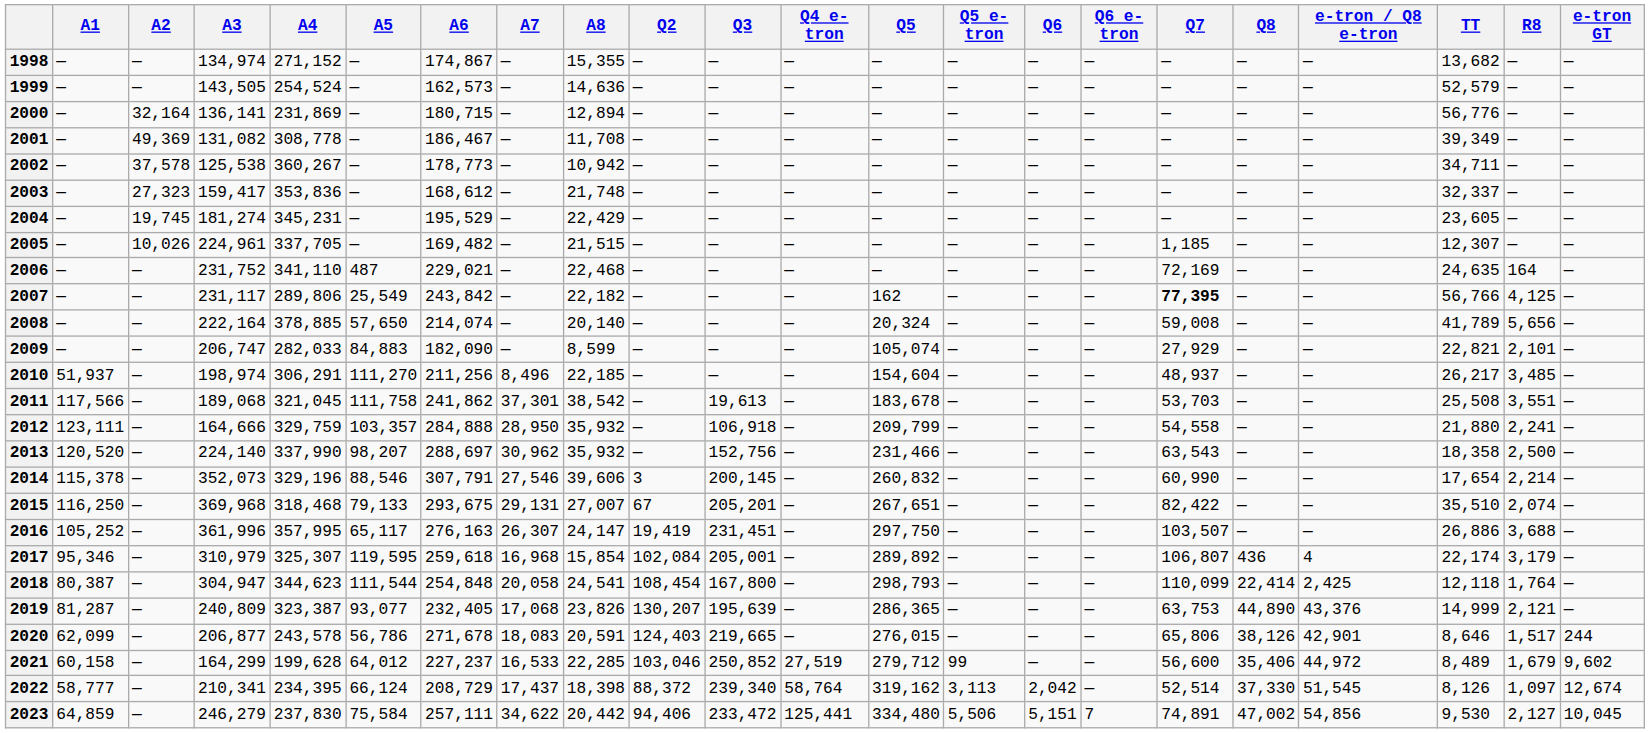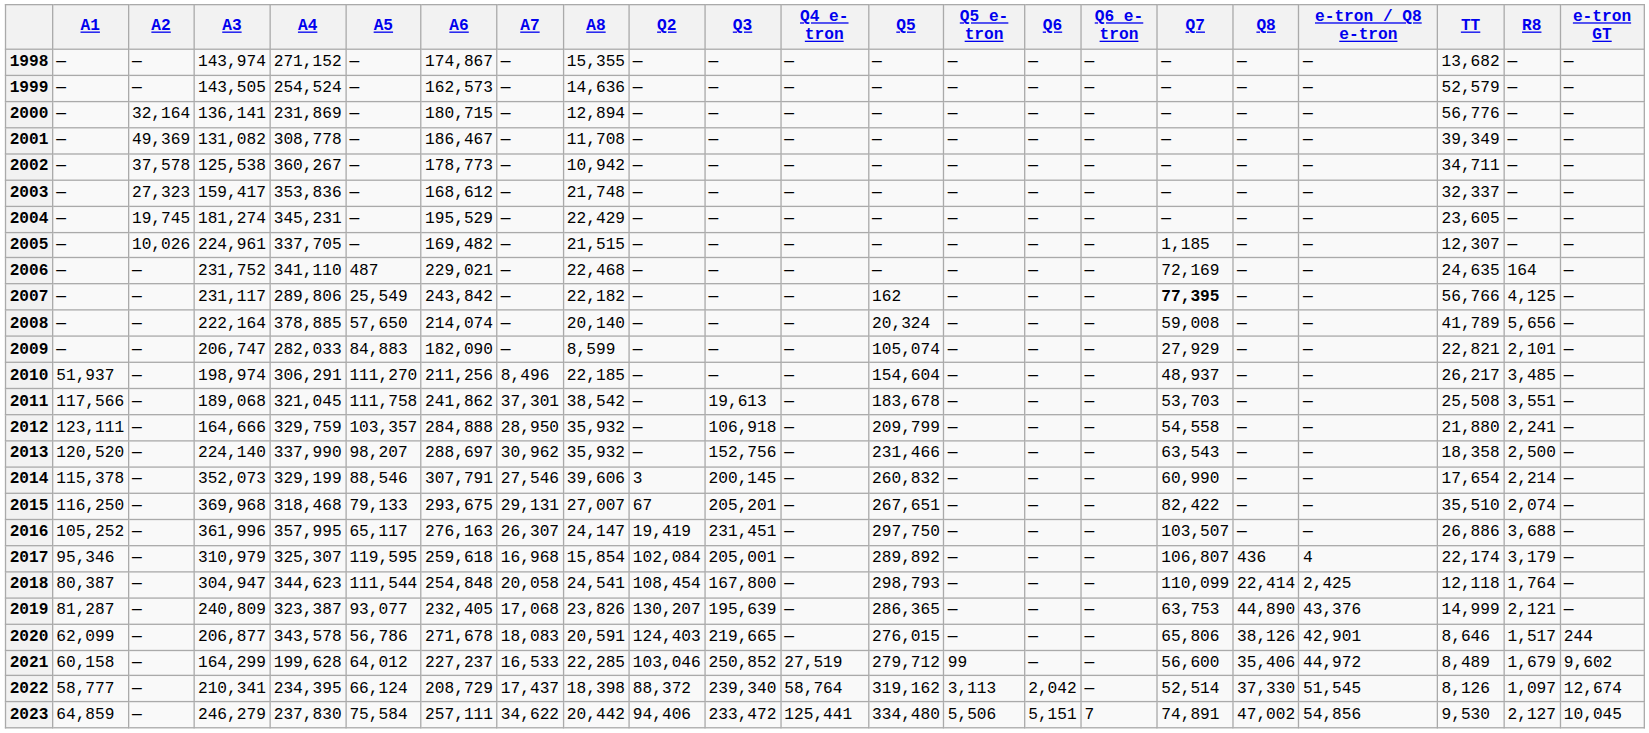(232, 62) 134,974 -> (232, 62) 143,974
(308, 480) 329,196 -> (308, 480) 329,199
(308, 637) 243,578 -> (308, 637) 343,578
